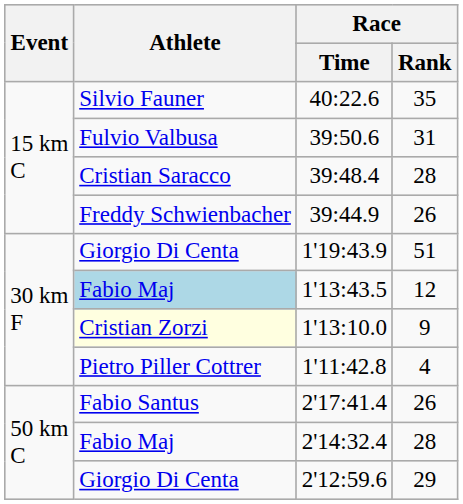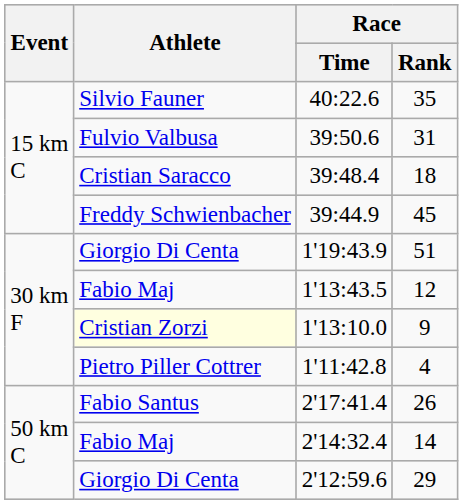(425, 175) 28 -> (425, 175) 18
(425, 213) 26 -> (425, 213) 45
(127, 289) lightblue background -> (127, 289) no background
(425, 441) 28 -> (425, 441) 14
